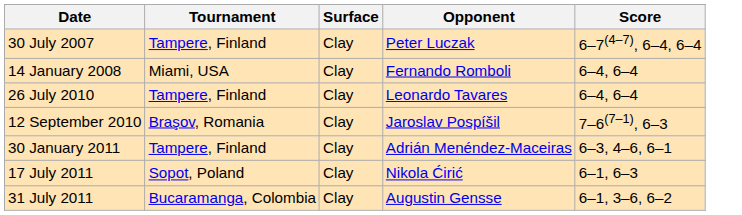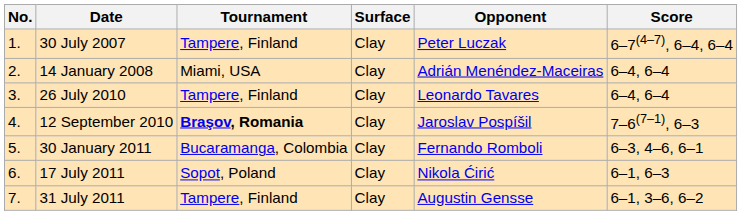+ column: (20, 16)
(448, 69) Fernando Romboli -> (510, 69) Adrián Menéndez-Maceiras
(206, 121) normal -> (242, 121) bold
(207, 147) Tampere, Finland -> (264, 147) Bucaramanga, Colombia
(479, 147) Adrián Menéndez-Maceiras -> (480, 147) Fernando Romboli
(232, 197) Bucaramanga, Colombia -> (239, 197) Tampere, Finland
